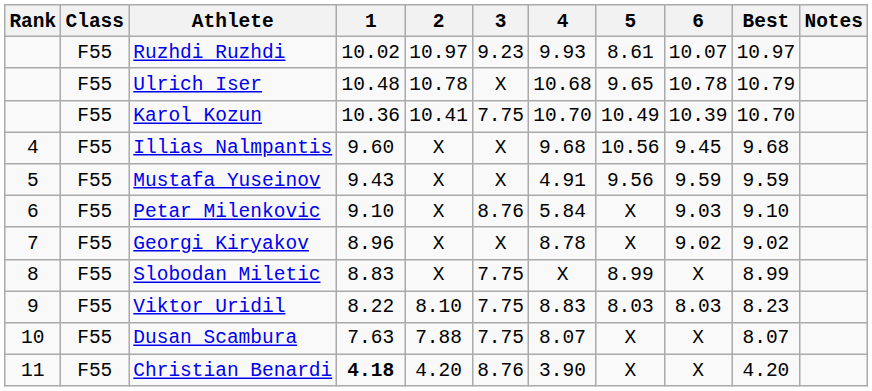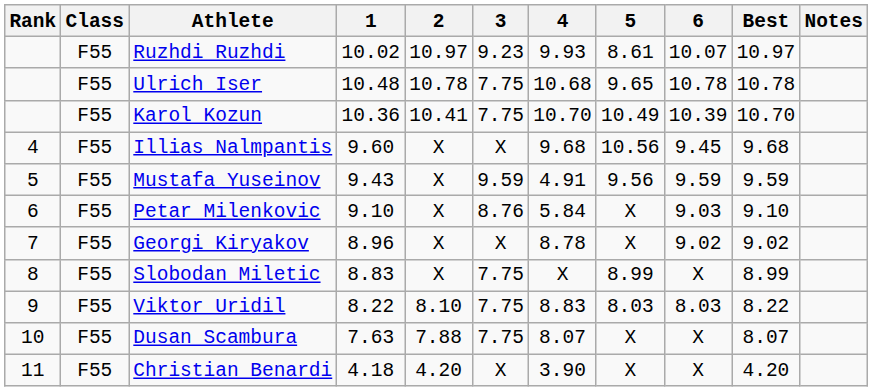(501, 84) X -> (501, 84) 7.75
(766, 84) 10.79 -> (766, 84) 10.78
(501, 180) X -> (501, 180) 9.59
(766, 307) 8.23 -> (766, 307) 8.22
(371, 370) bold -> (371, 370) normal
(501, 370) 8.76 -> (501, 370) X
